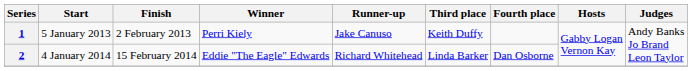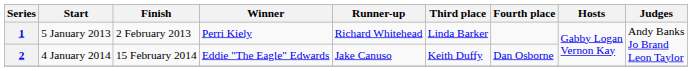(363, 33) Jake Canuso -> (379, 33) Richard Whitehead
(455, 33) Keith Duffy -> (458, 33) Linda Barker
(379, 55) Richard Whitehead -> (363, 55) Jake Canuso
(458, 55) Linda Barker -> (455, 55) Keith Duffy
